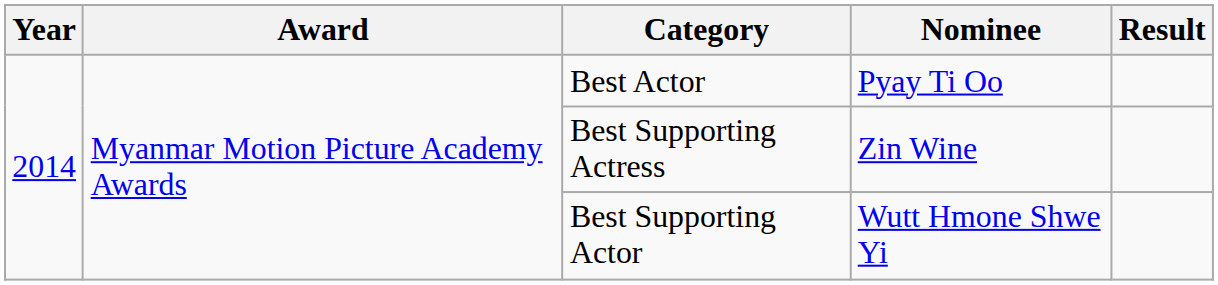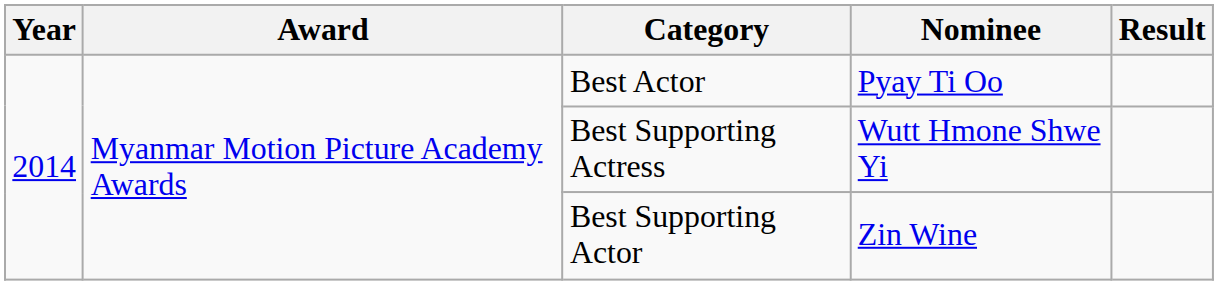(917, 148) Zin Wine -> (979, 148) Wutt Hmone Shwe Yi
(979, 234) Wutt Hmone Shwe Yi -> (917, 234) Zin Wine
